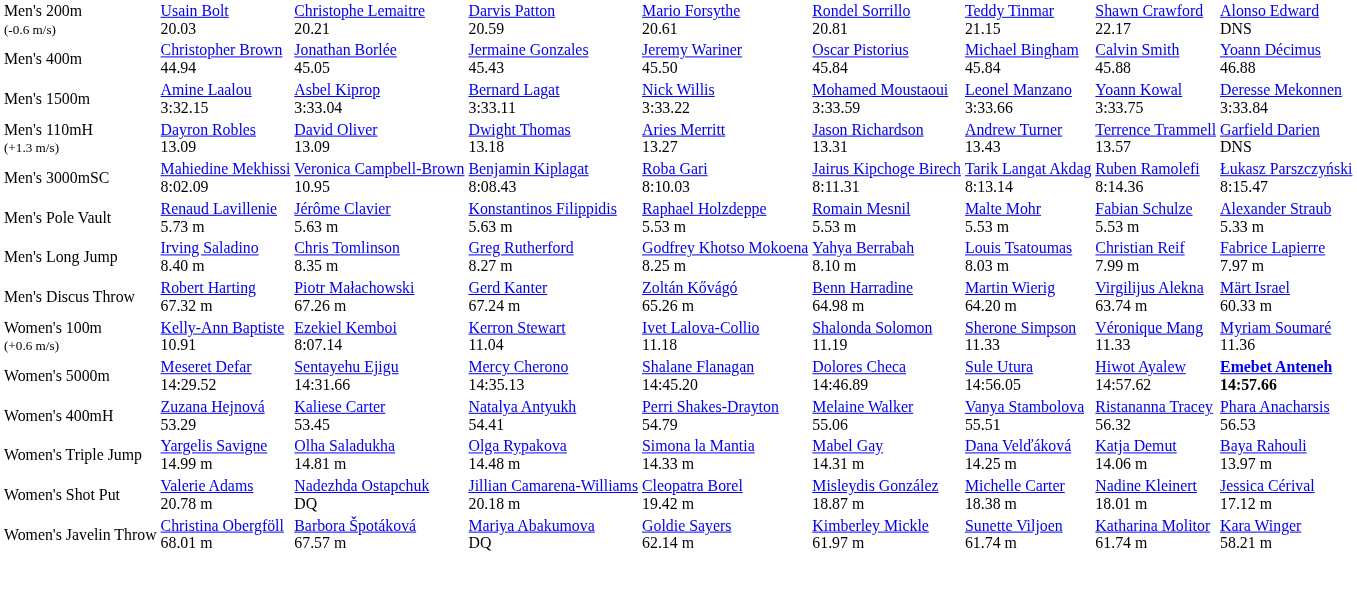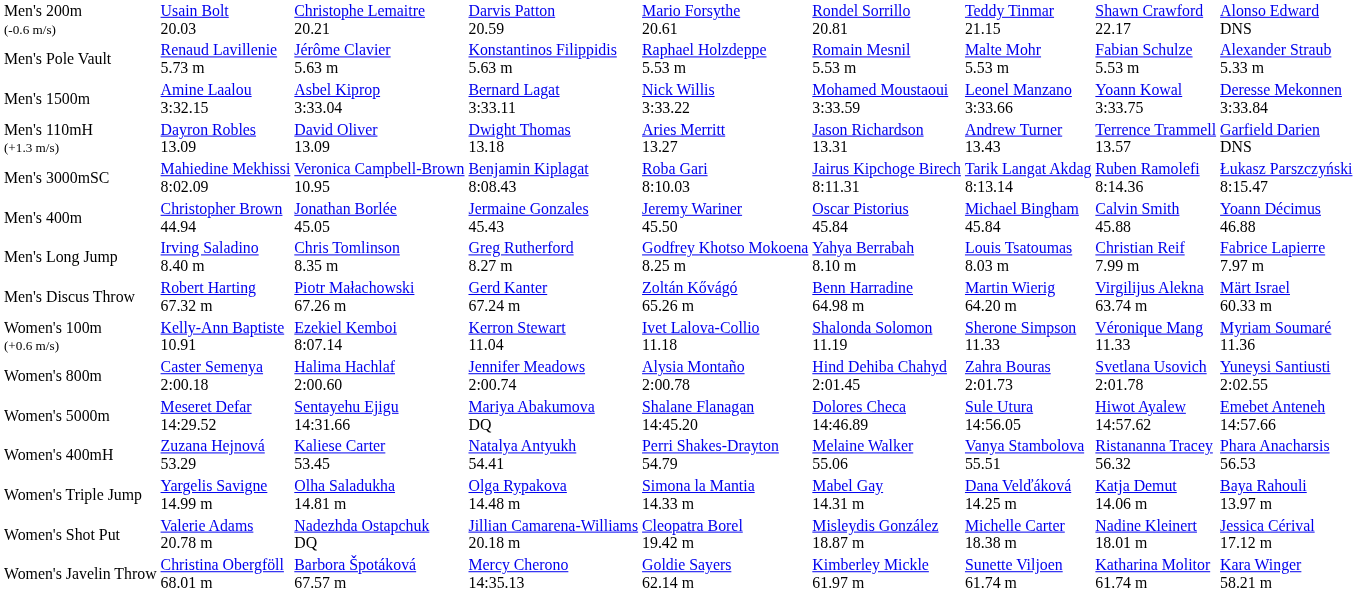rows swapped: (43, 59) <-> (58, 217)
+ row: (53, 376)
(518, 376) Mercy Cherono 14:35.13 -> (532, 415) Mariya Abakumova DQ
(1276, 376) bold -> (1273, 415) normal
(532, 534) Mariya Abakumova DQ -> (518, 574) Mercy Cherono 14:35.13
